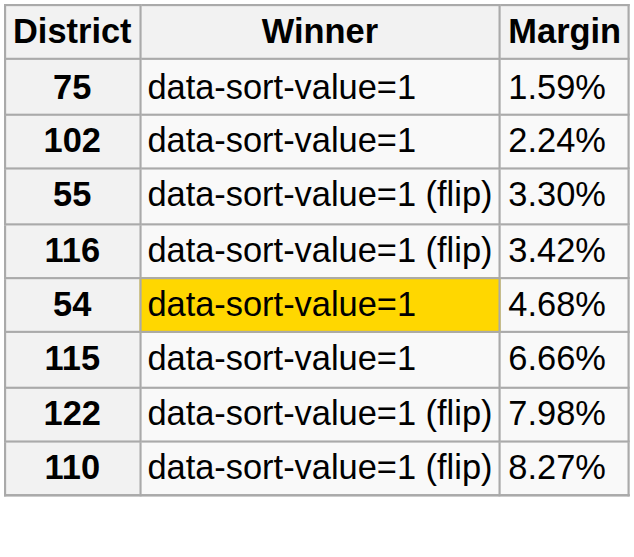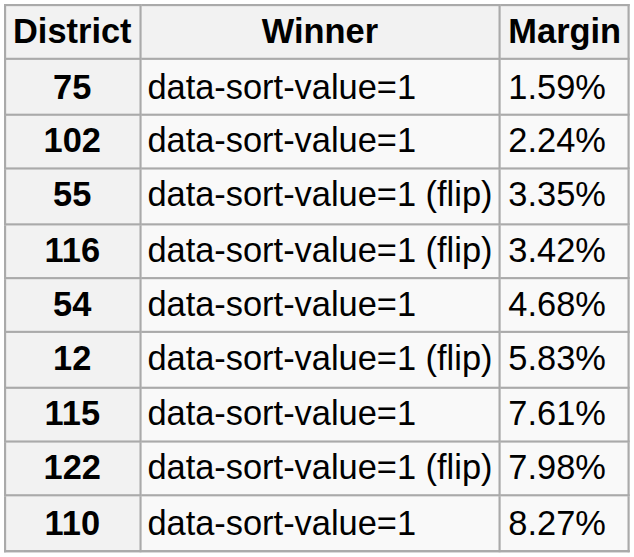(557, 195) 3.30% -> (557, 195) 3.35%
(282, 304) gold background -> (282, 304) no background
+ row: (72, 359)
(557, 359) 6.66% -> (557, 413) 7.61%
(320, 468) data-sort-value=1 (flip) -> (282, 522) data-sort-value=1
